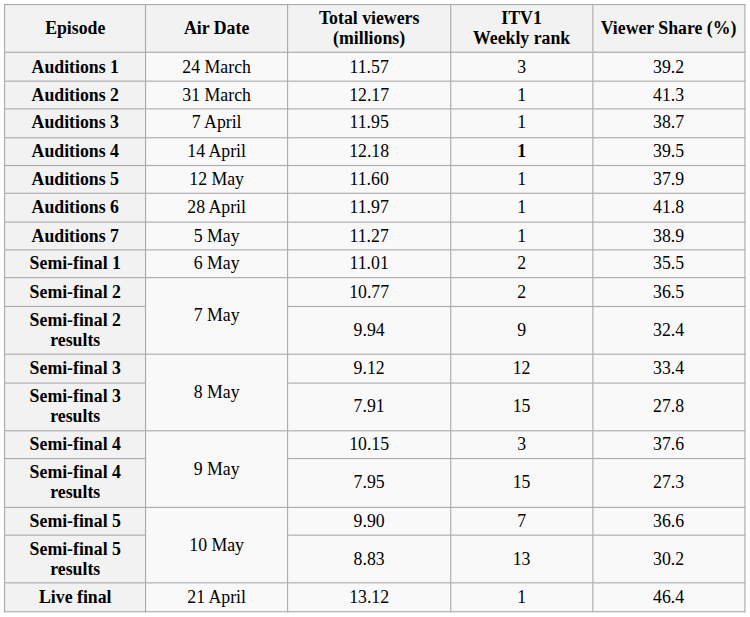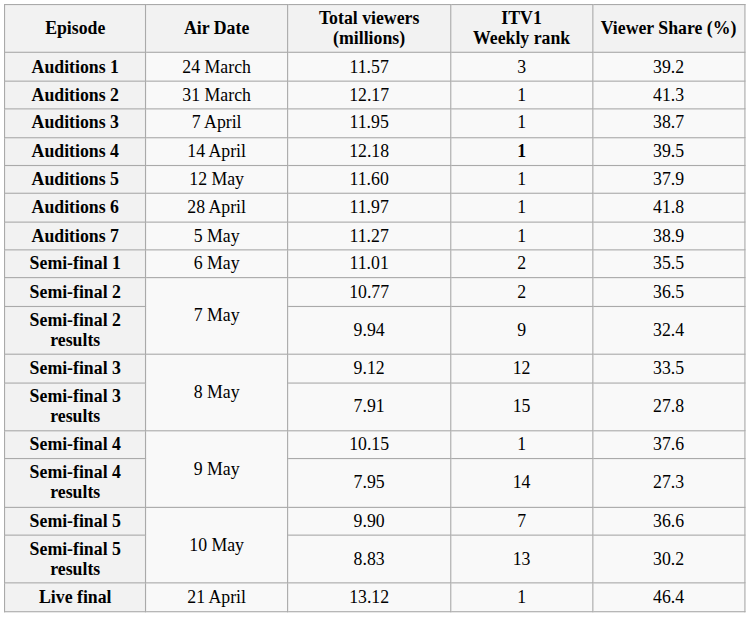(669, 368) 33.4 -> (669, 368) 33.5
(522, 444) 3 -> (522, 444) 1
(522, 482) 15 -> (522, 482) 14
